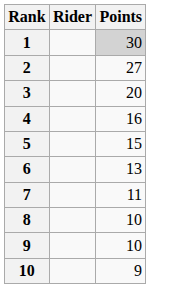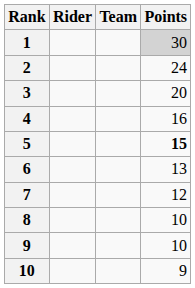+ column: (118, 17)
(134, 67) 27 -> (179, 67) 24
(134, 144) normal -> (179, 144) bold
(134, 194) 11 -> (179, 194) 12
